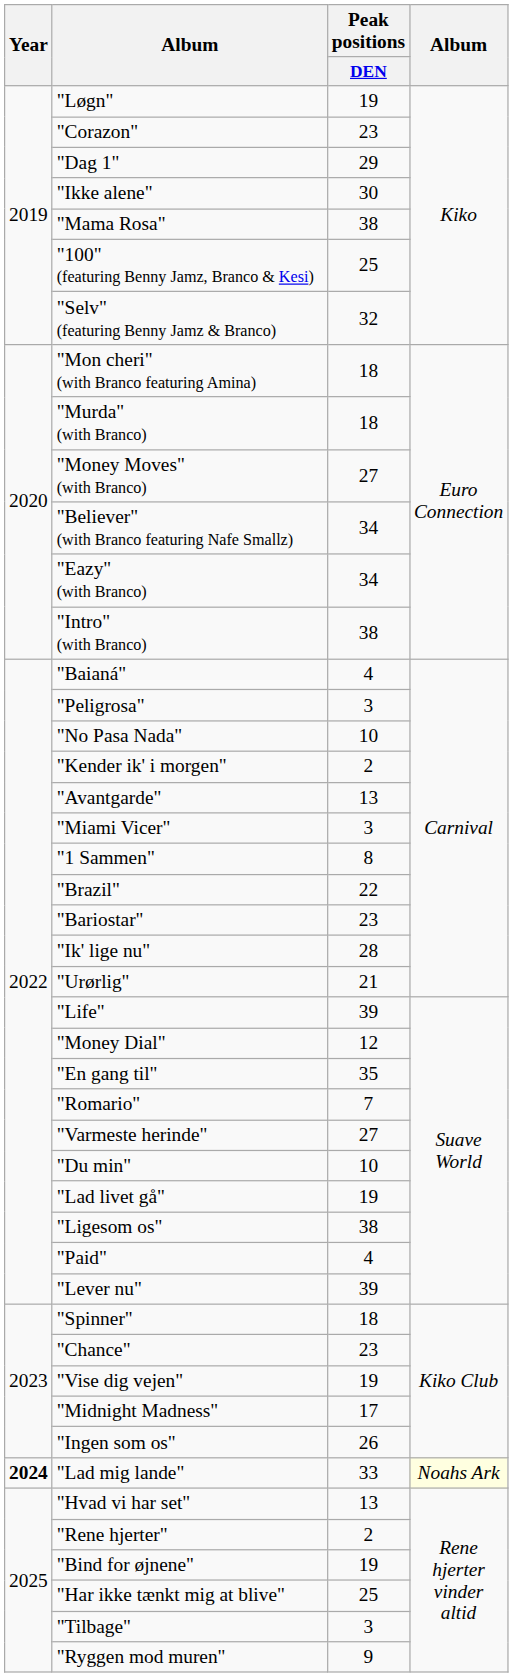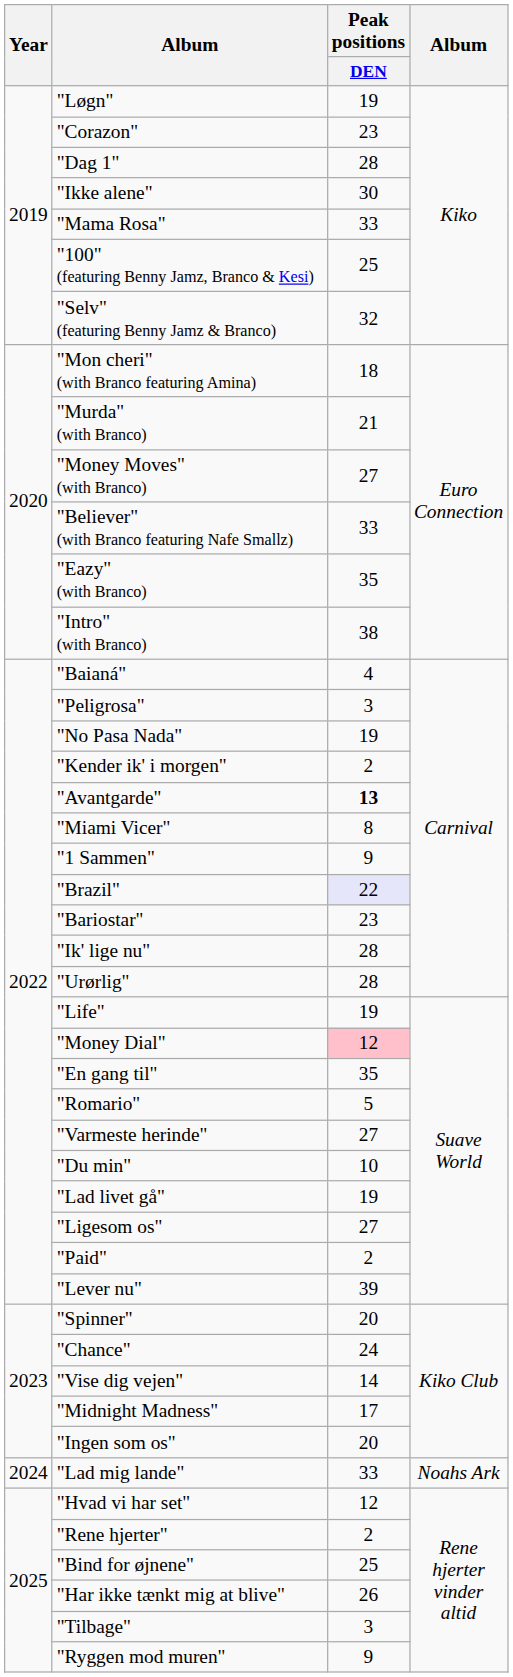(368, 162) 29 -> (368, 162) 28
(368, 223) 38 -> (368, 223) 33
(368, 422) 18 -> (368, 422) 21
(368, 527) 34 -> (368, 527) 33
(368, 580) 34 -> (368, 580) 35
(368, 735) 10 -> (368, 735) 19
(368, 797) normal -> (368, 797) bold
(368, 827) 3 -> (368, 827) 8
(368, 858) 8 -> (368, 858) 9
(368, 889) no background -> (368, 889) lavender background
(368, 981) 21 -> (368, 981) 28
(368, 1012) 39 -> (368, 1012) 19
(368, 1042) no background -> (368, 1042) pink background
(368, 1104) 7 -> (368, 1104) 5
(368, 1227) 38 -> (368, 1227) 27
(368, 1257) 4 -> (368, 1257) 2
(368, 1319) 18 -> (368, 1319) 20
(368, 1349) 23 -> (368, 1349) 24
(368, 1380) 19 -> (368, 1380) 14
(368, 1442) 26 -> (368, 1442) 20
(28, 1472) bold -> (28, 1472) normal
(459, 1472) lightyellow background -> (459, 1472) no background
(368, 1503) 13 -> (368, 1503) 12
(368, 1564) 19 -> (368, 1564) 25
(368, 1595) 25 -> (368, 1595) 26
